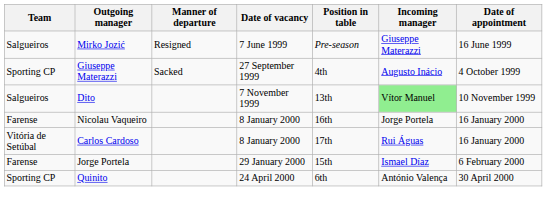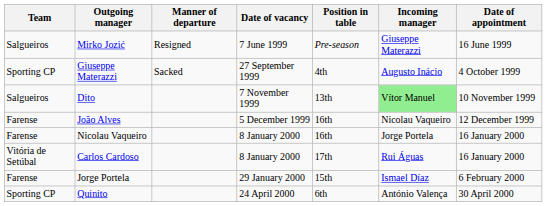+ row: (99, 119)
